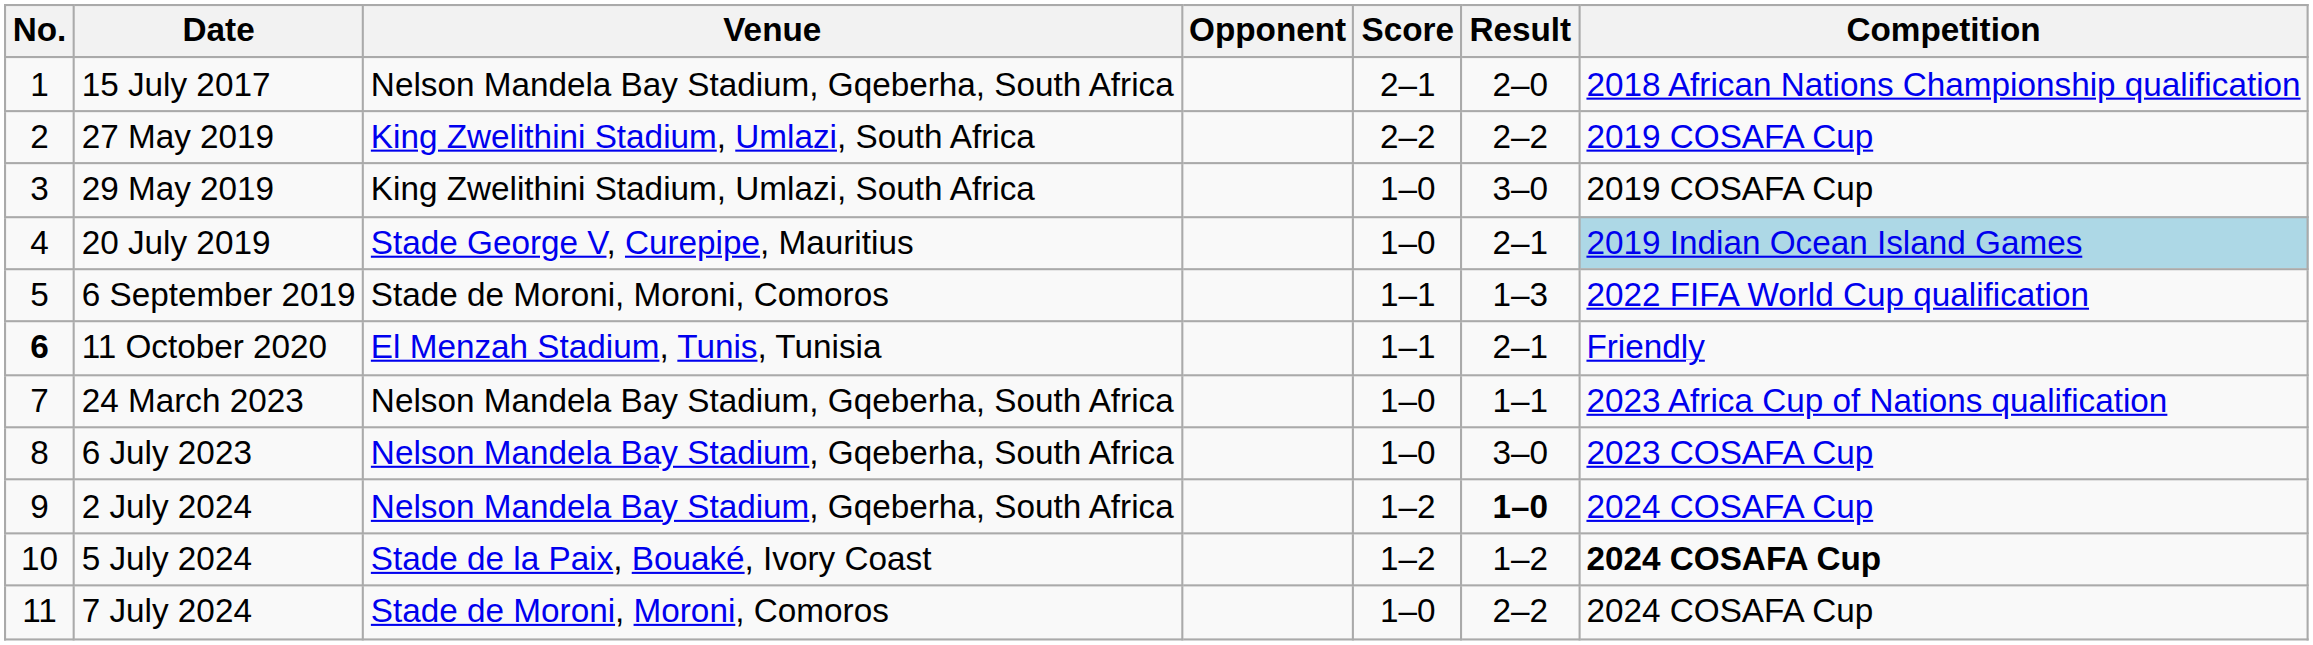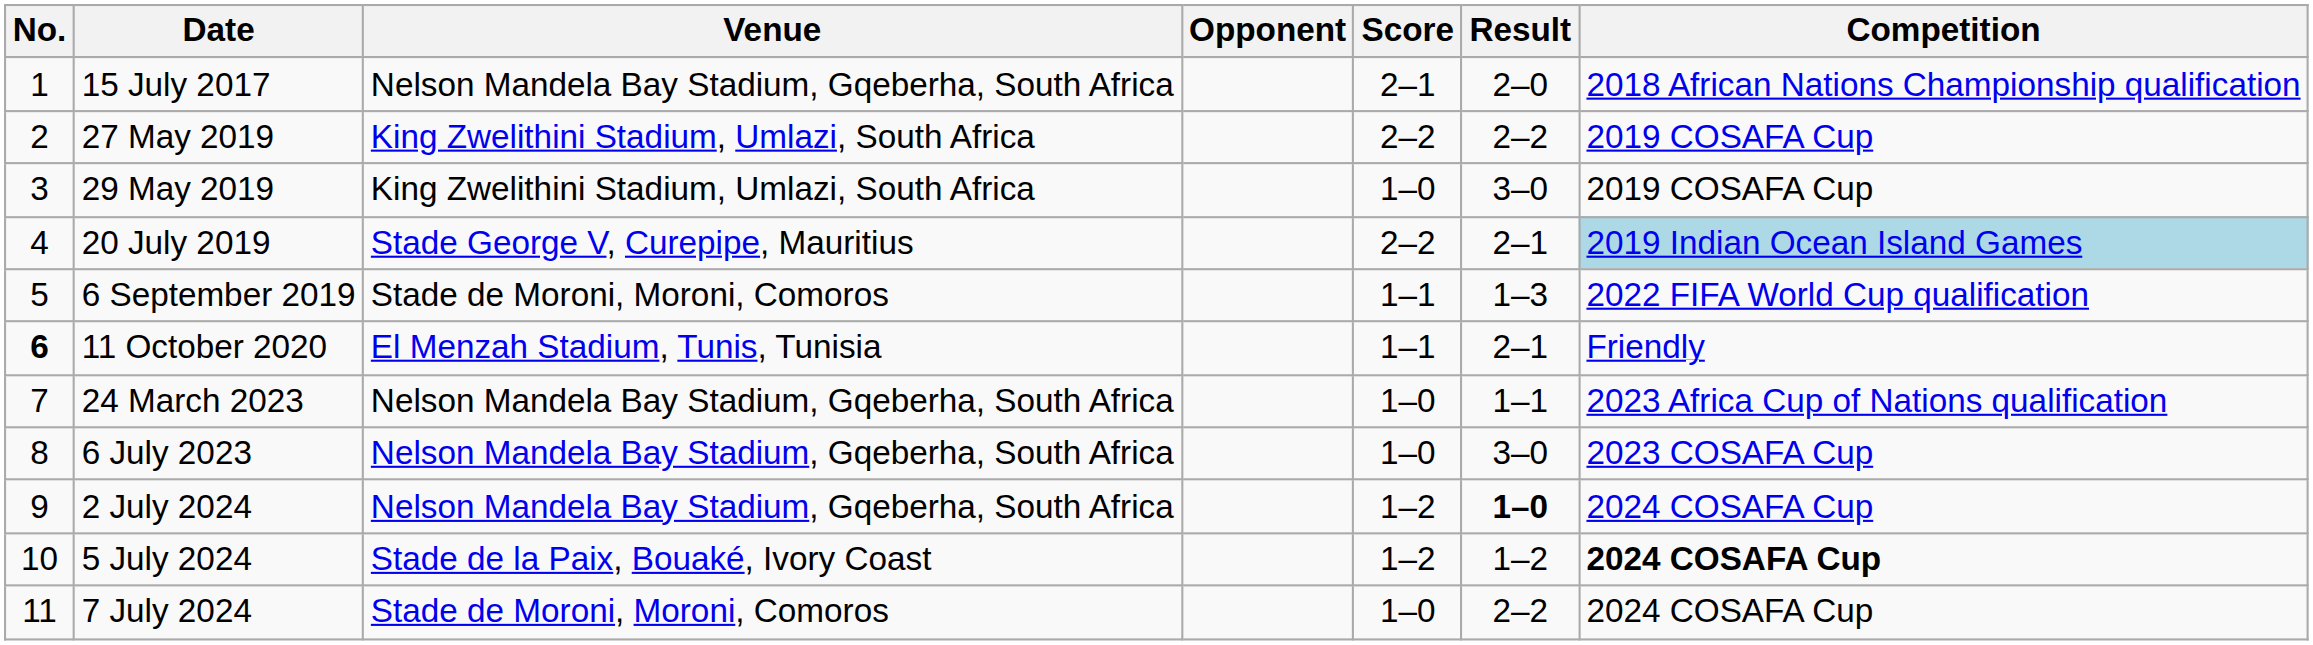(1408, 242) 1–0 -> (1408, 242) 2–2
